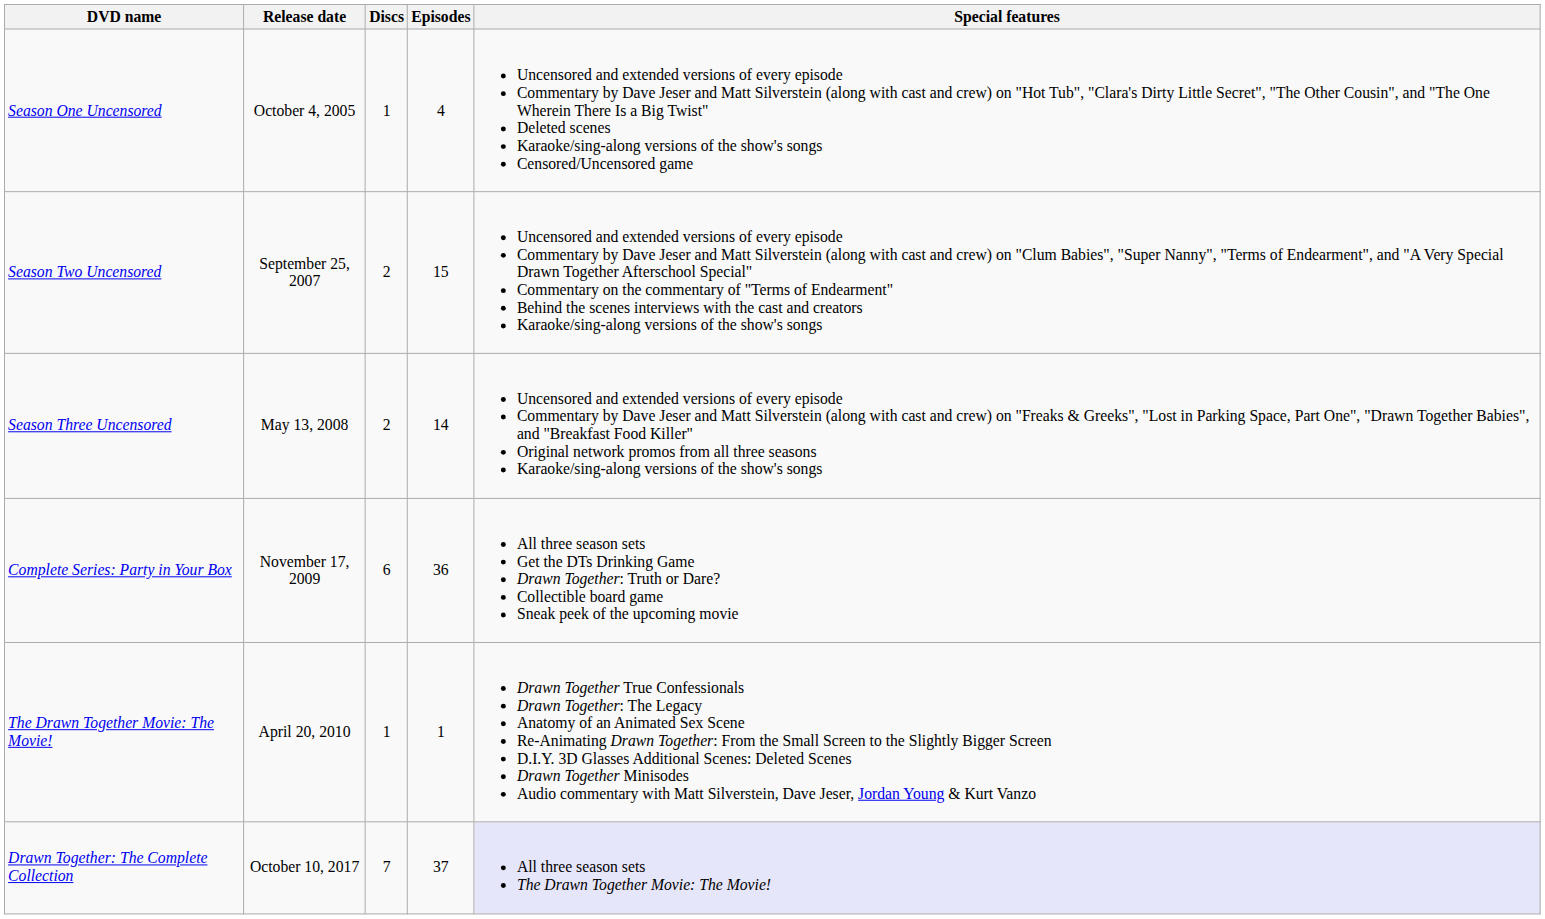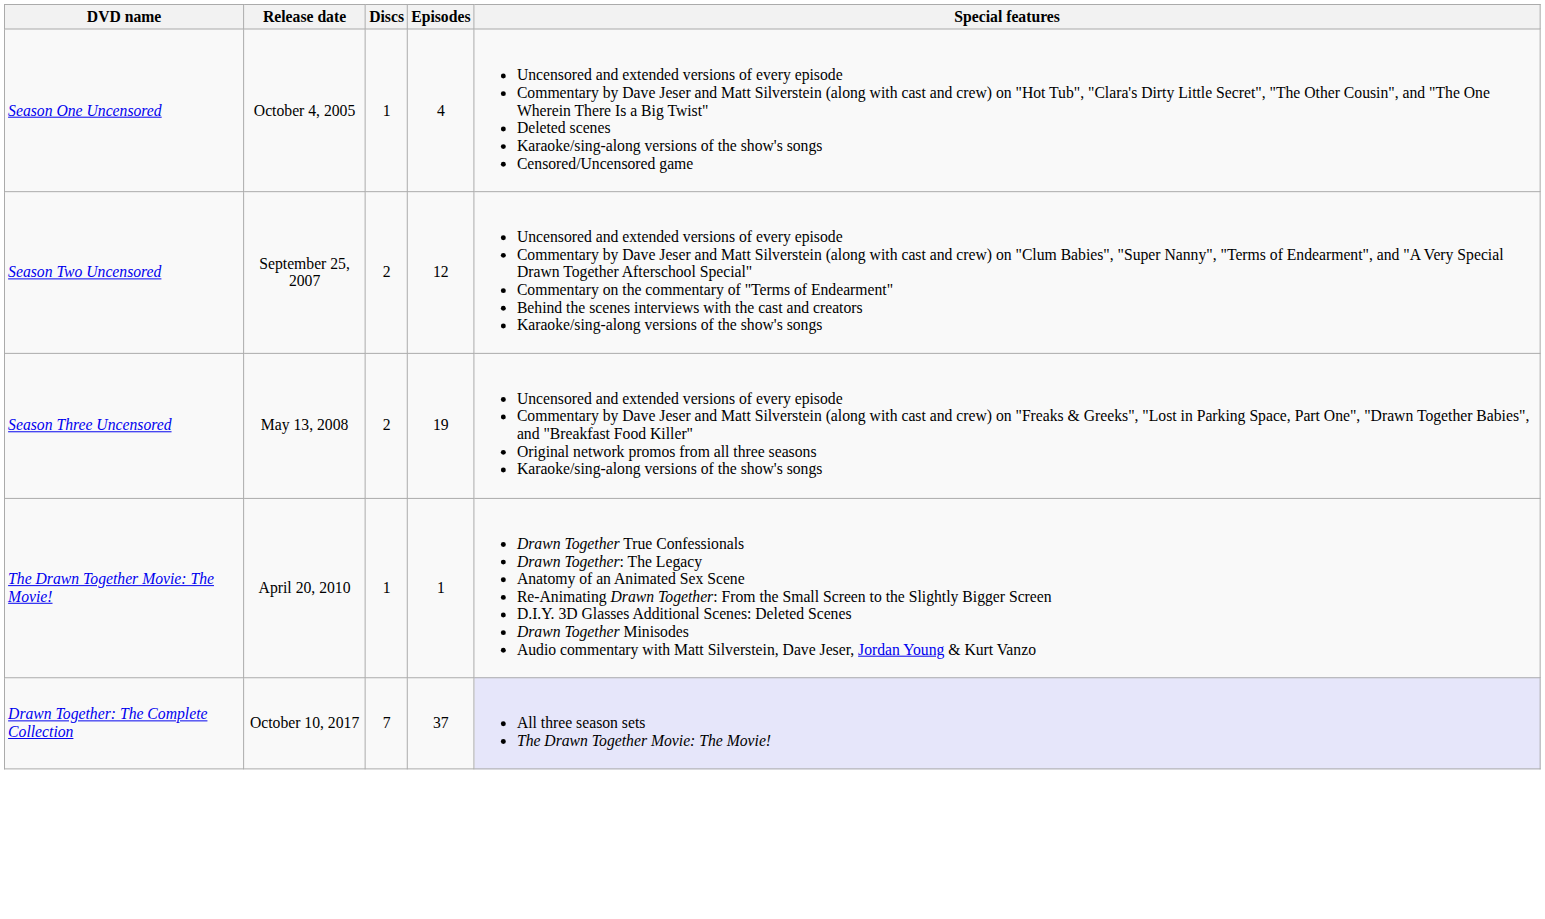(441, 272) 15 -> (441, 272) 12
(441, 425) 14 -> (441, 425) 19
- row: (120, 570)
